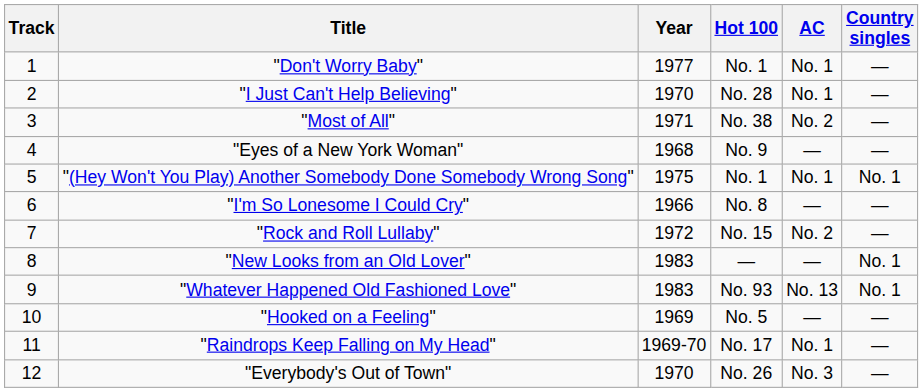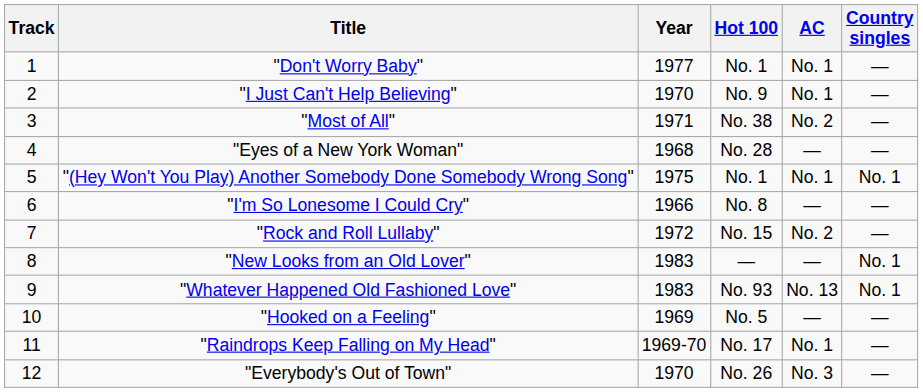(746, 94) No. 28 -> (746, 94) No. 9
(746, 149) No. 9 -> (746, 149) No. 28
